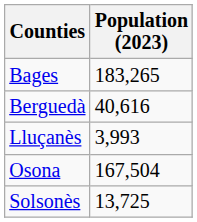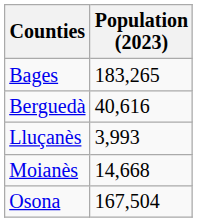+ row: (44, 169)
- row: (45, 201)
